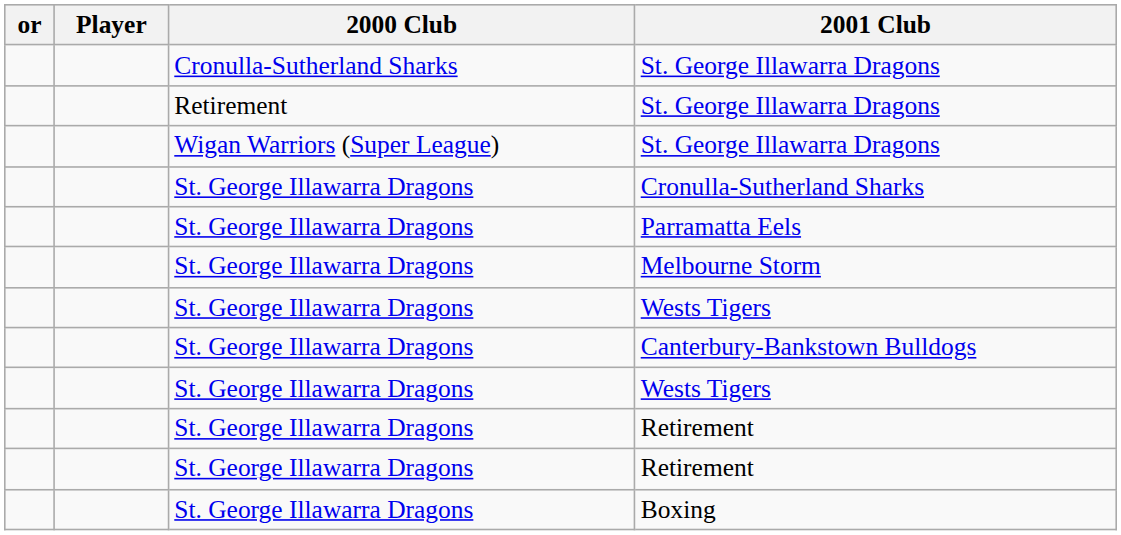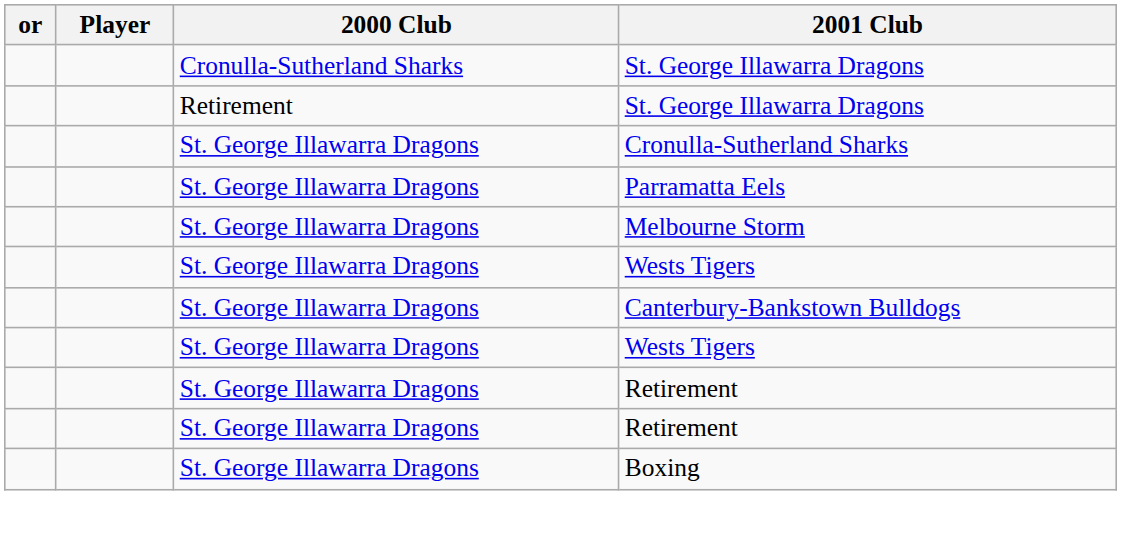- row: (337, 145)
